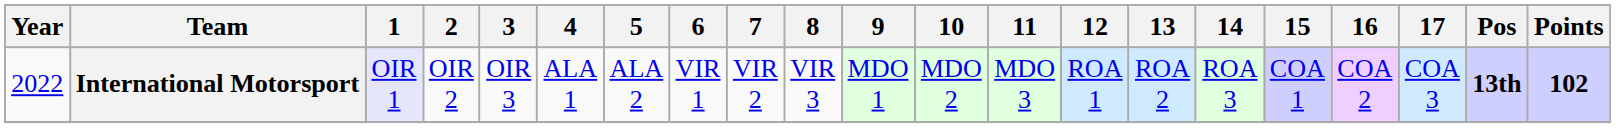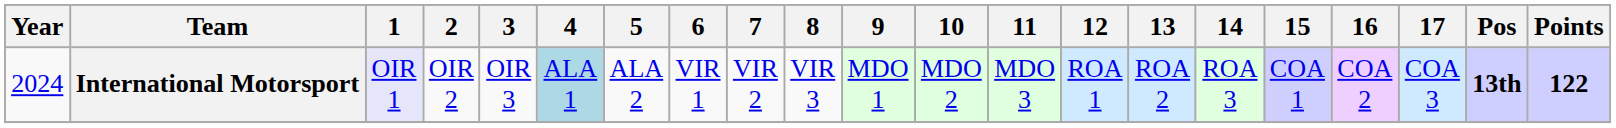(37, 84) 2022 -> (37, 84) 2024
(570, 84) no background -> (570, 84) lightblue background
(1569, 84) 102 -> (1569, 84) 122
